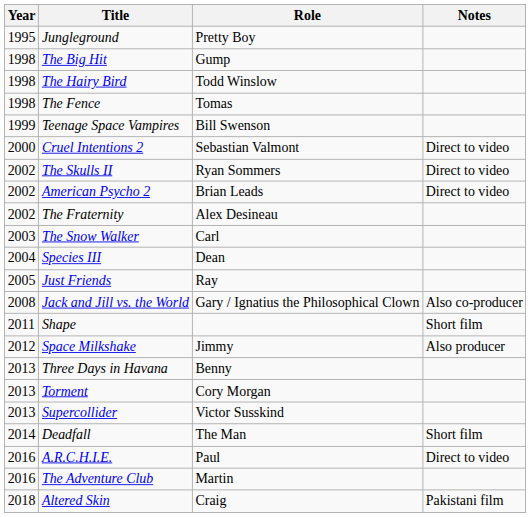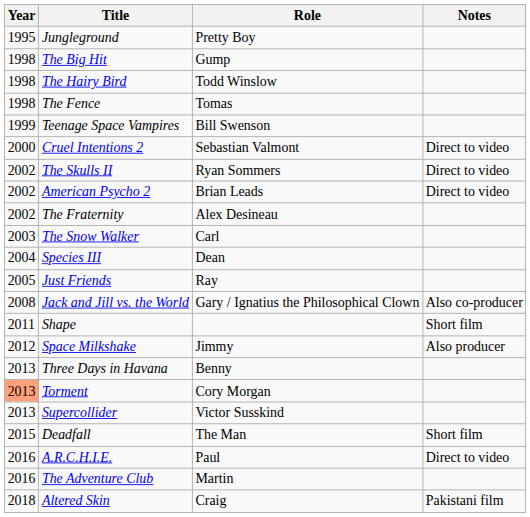(22, 390) no background -> (22, 390) lightsalmon background
(22, 434) 2014 -> (22, 434) 2015
